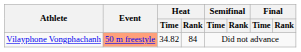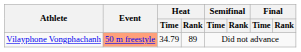(169, 40) 34.82 -> (169, 40) 34.79
(193, 40) 84 -> (193, 40) 89
